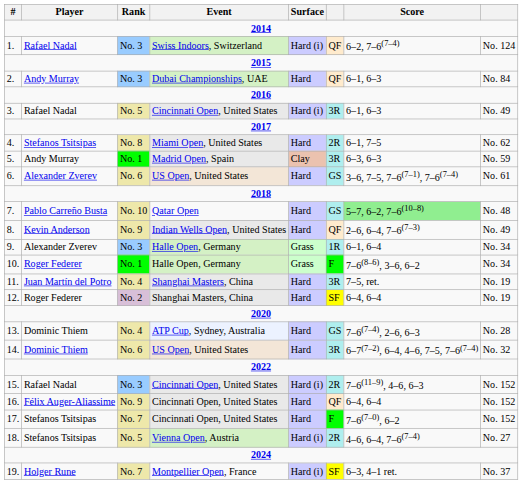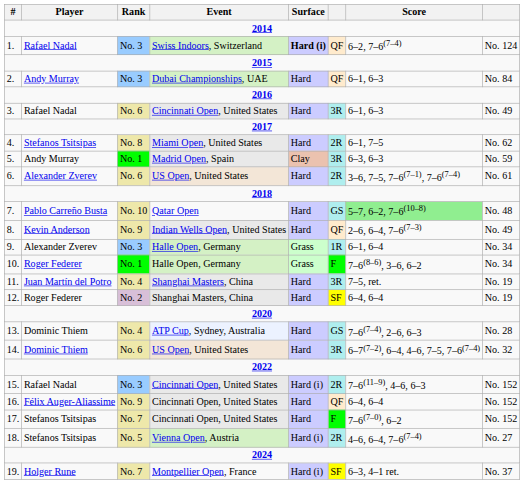(307, 45) normal -> (308, 45) bold
(131, 111) No. 5 -> (131, 111) No. 6
(307, 111) Hard (i) -> (301, 111) Hard
(335, 176) GS -> (336, 176) 2R
